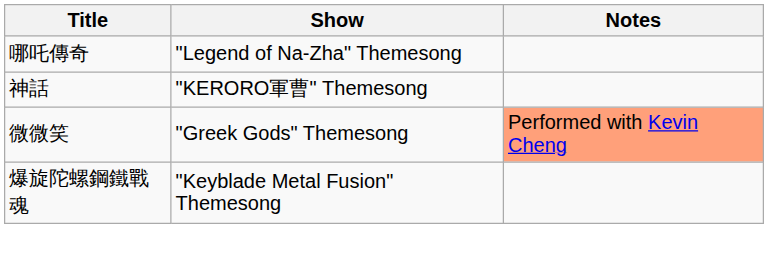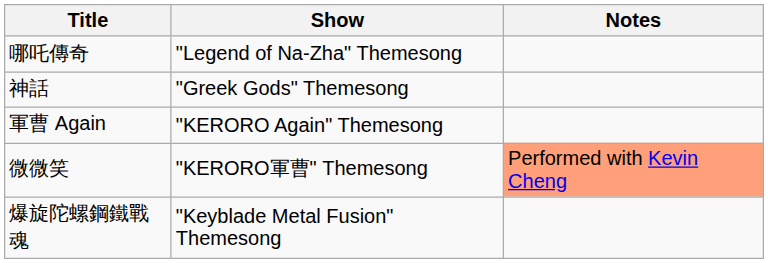(302, 88) "KERORO軍曹" Themesong -> (292, 89) "Greek Gods" Themesong
+ row: (58, 124)
(292, 134) "Greek Gods" Themesong -> (302, 169) "KERORO軍曹" Themesong
